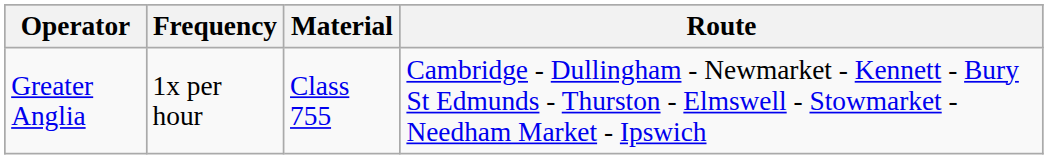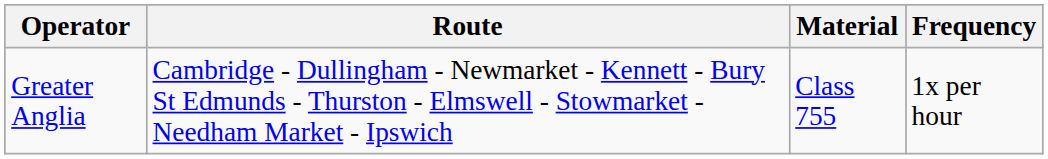columns swapped: (721, 26) <-> (215, 26)
